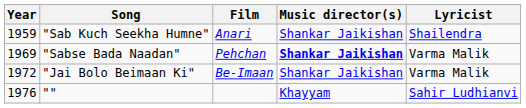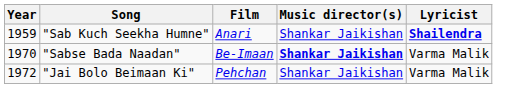(445, 34) normal -> (445, 34) bold
(22, 54) 1969 -> (22, 54) 1970
(241, 54) Pehchan -> (245, 54) Be-Imaan
(245, 73) Be-Imaan -> (241, 73) Pehchan
- row: (49, 93)
